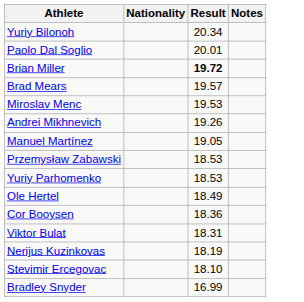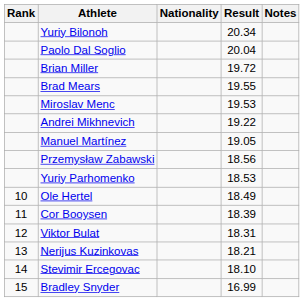+ column: (21, 13)
(208, 50) 20.01 -> (242, 50) 20.04
(208, 68) bold -> (242, 68) normal
(208, 86) 19.57 -> (242, 86) 19.55
(208, 123) 19.26 -> (242, 123) 19.22
(208, 159) 18.53 -> (242, 159) 18.56
(208, 214) 18.36 -> (242, 214) 18.39
(208, 251) 18.19 -> (242, 251) 18.21
